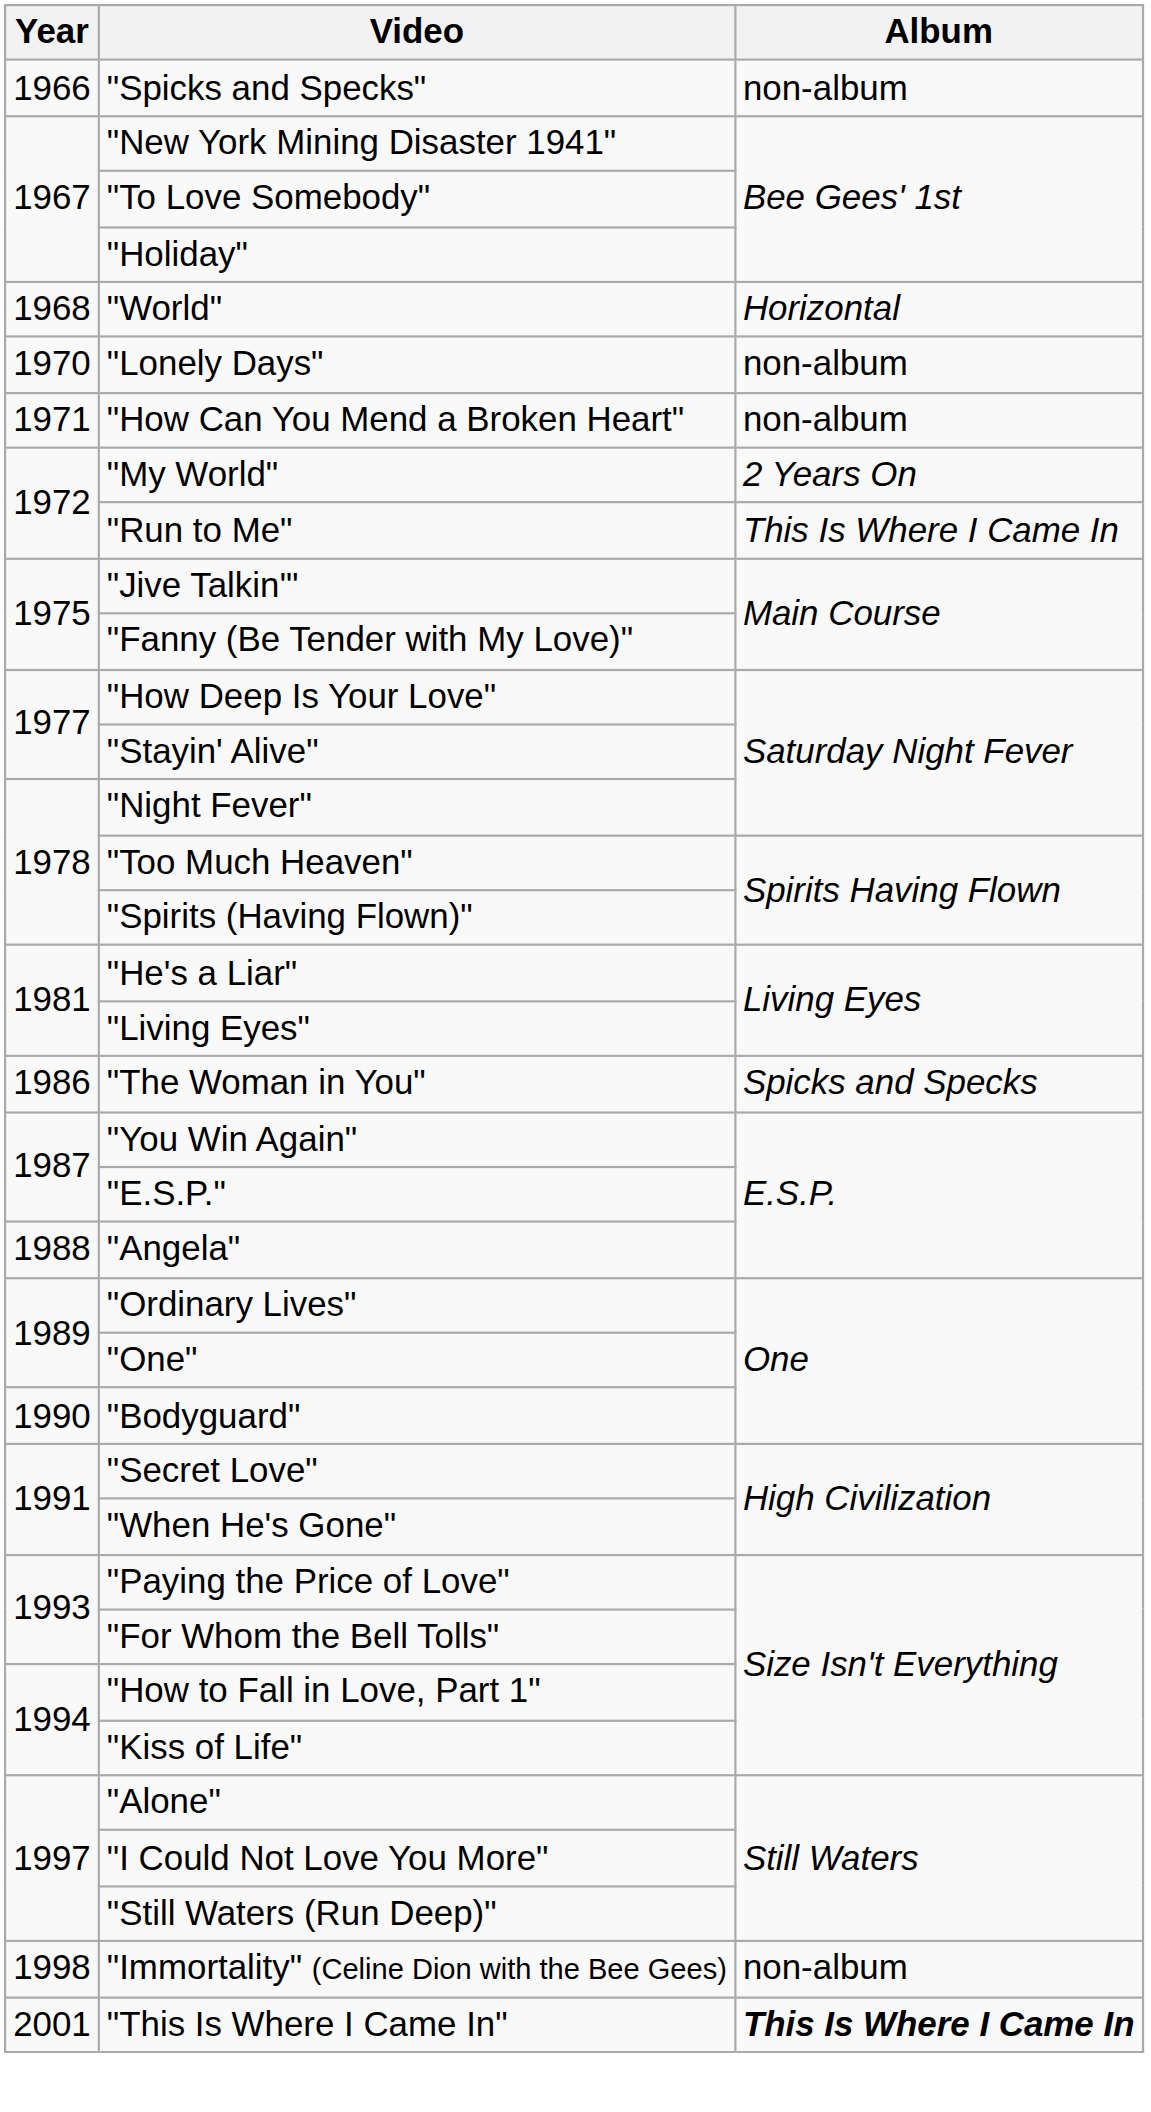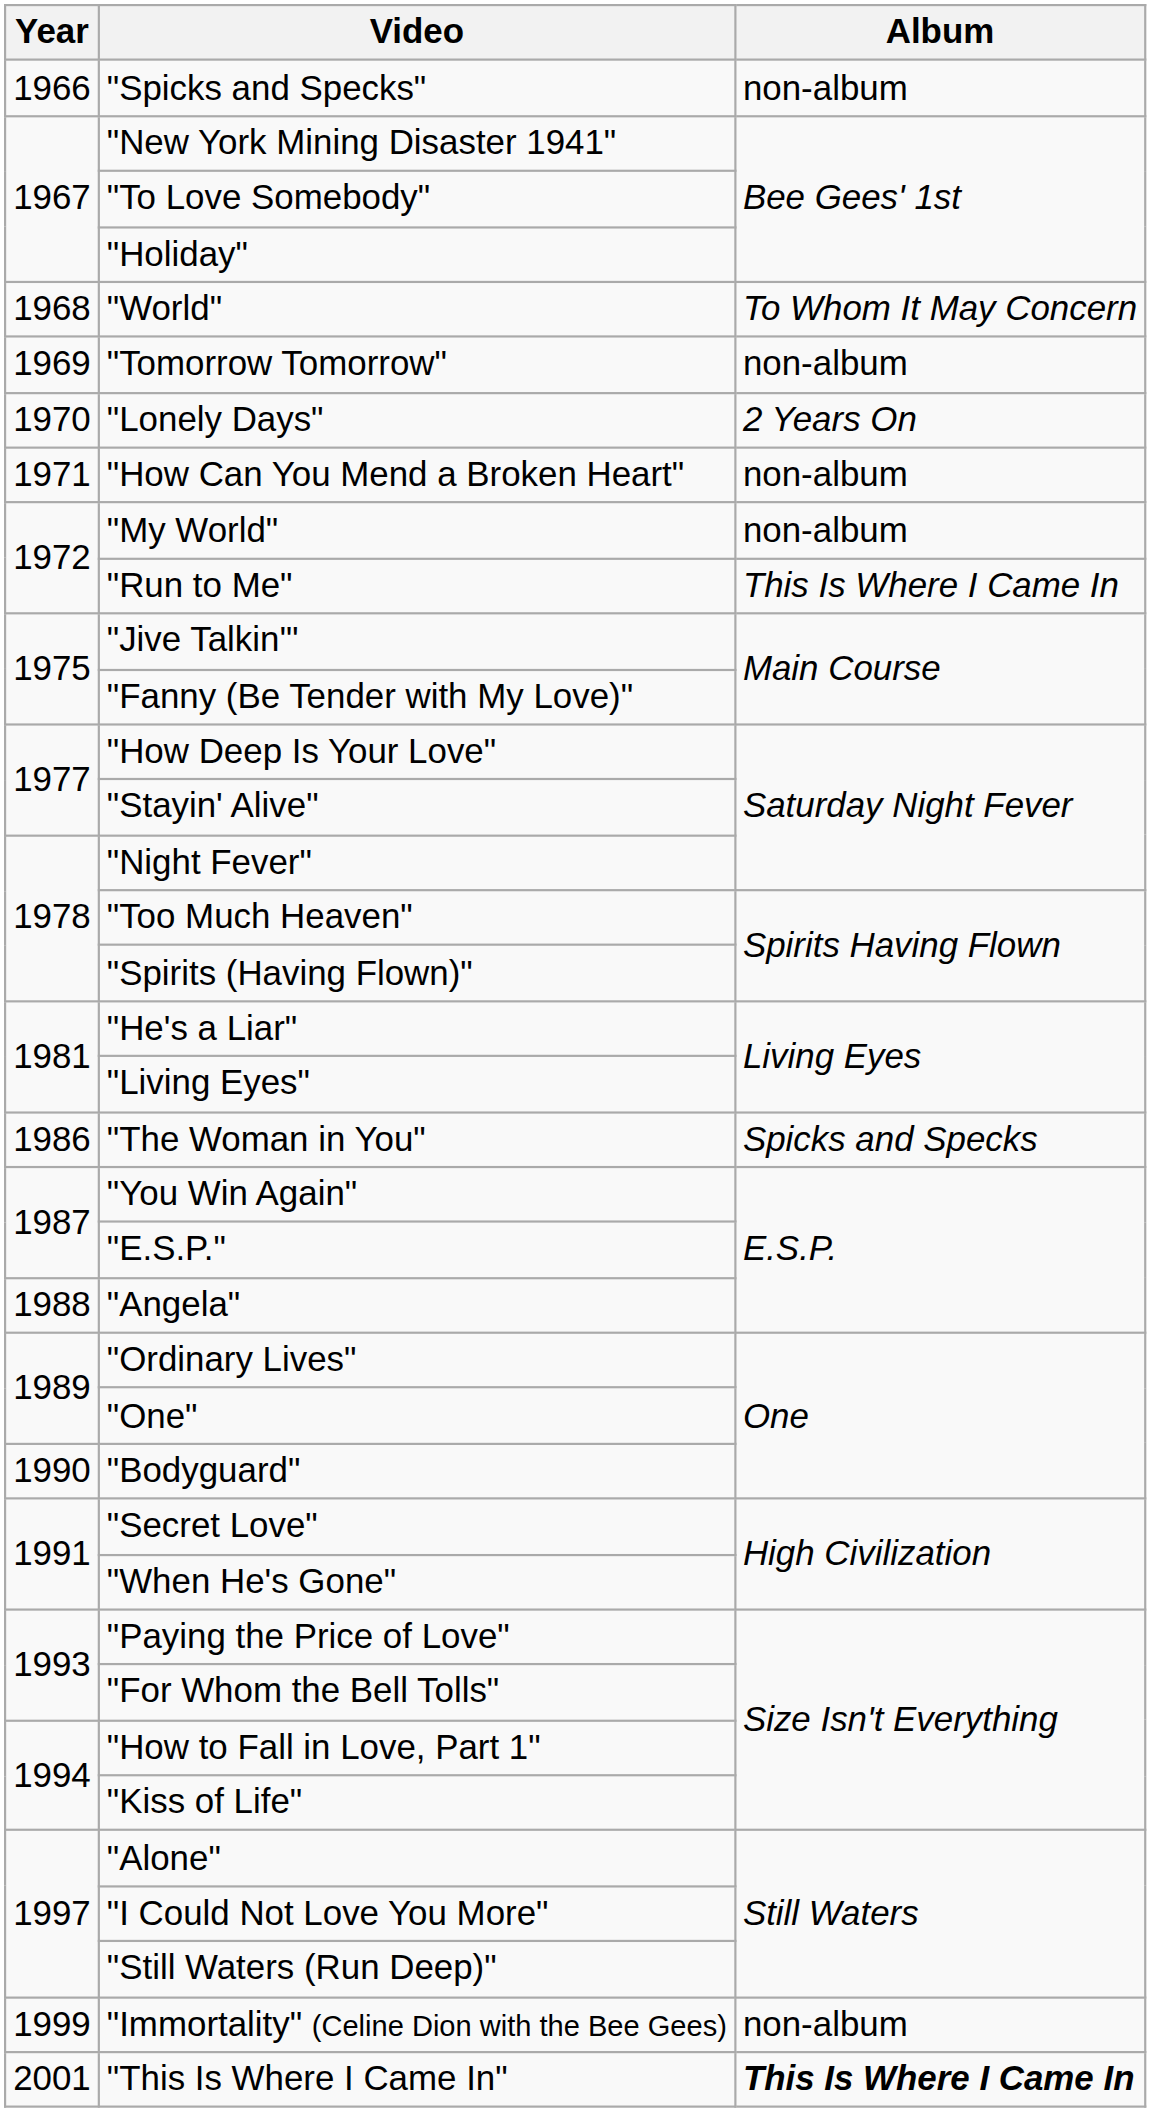(821, 308) Horizontal -> (940, 308) To Whom It May Concern
+ row: (277, 364)
(825, 364) non-album -> (830, 419) 2 Years On
(830, 474) 2 Years On -> (825, 530) non-album
(52, 1968) 1998 -> (52, 2023) 1999
